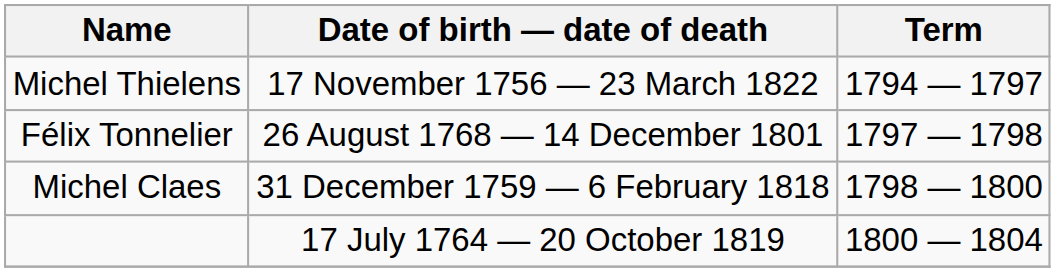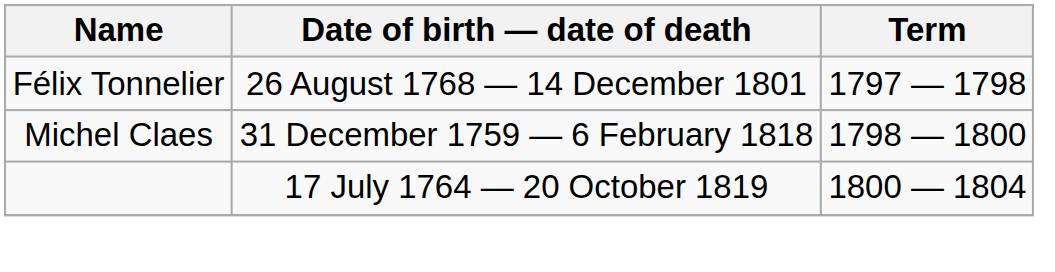- row: (127, 82)
